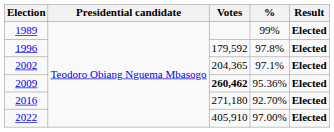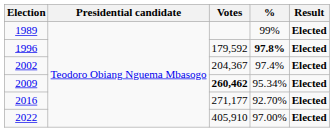(270, 48) normal -> (270, 48) bold
(230, 65) 204,365 -> (230, 65) 204,367
(270, 65) 97.1% -> (270, 65) 97.4%
(270, 83) 95.36% -> (270, 83) 95.34%
(230, 100) 271,180 -> (230, 100) 271,177
